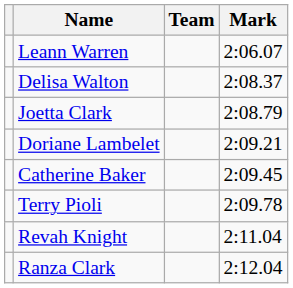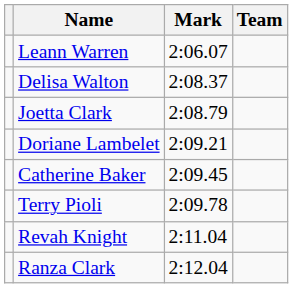columns swapped: (192, 19) <-> (253, 19)
